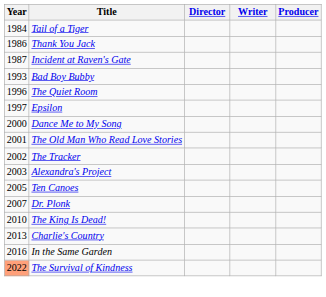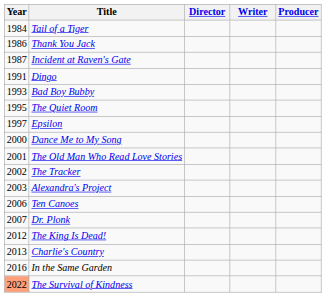+ row: (44, 76)
(17, 92) 1996 -> (17, 108) 1995
(17, 188) 2005 -> (17, 204) 2006
(17, 220) 2010 -> (17, 236) 2012
